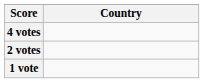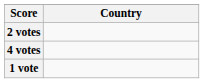rows swapped: (24, 31) <-> (24, 50)
